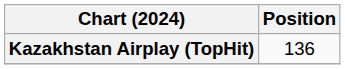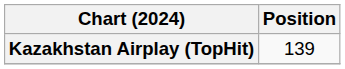(299, 48) 136 -> (299, 48) 139
